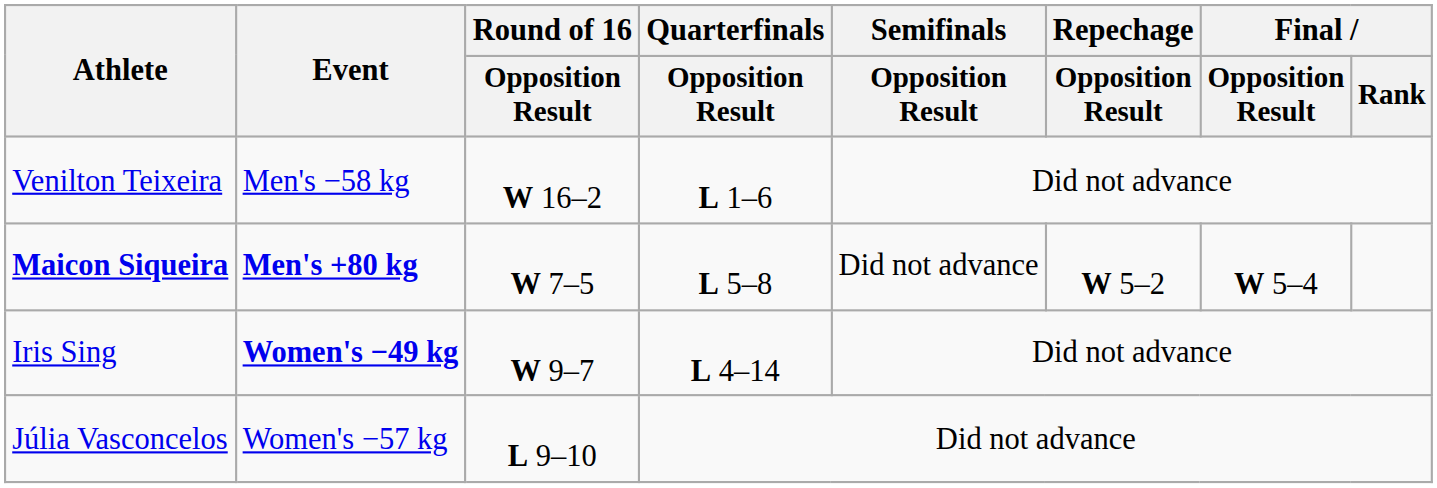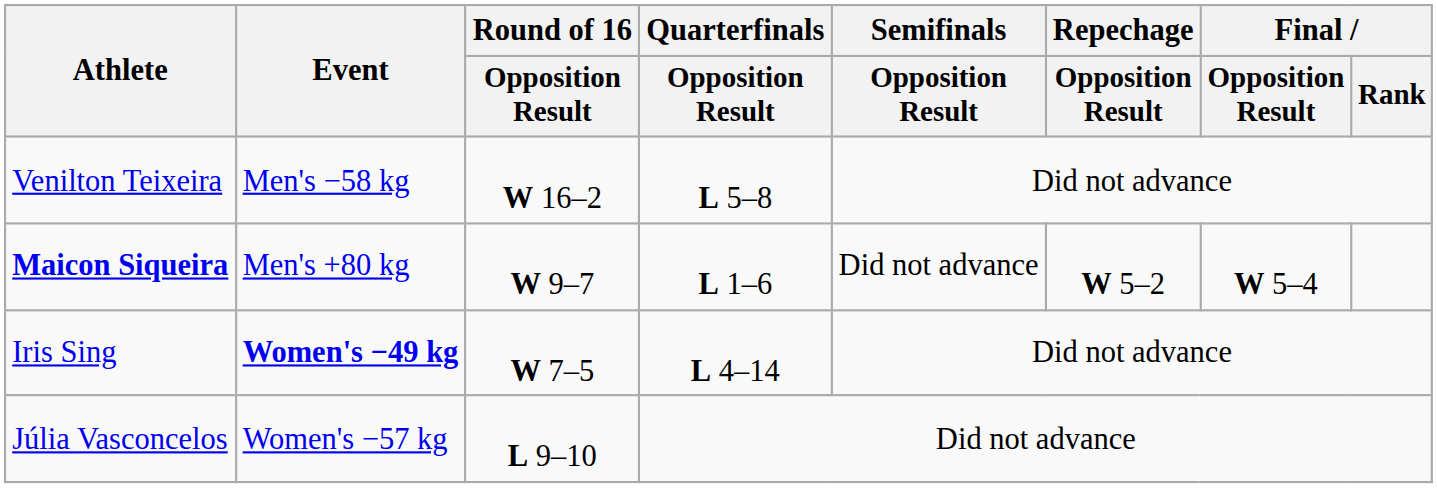(735, 198) L 1–6 -> (735, 198) L 5–8
(330, 266) bold -> (326, 266) normal
(552, 284) W 7–5 -> (552, 284) W 9–7
(735, 284) L 5–8 -> (735, 284) L 1–6
(552, 370) W 9–7 -> (552, 370) W 7–5
